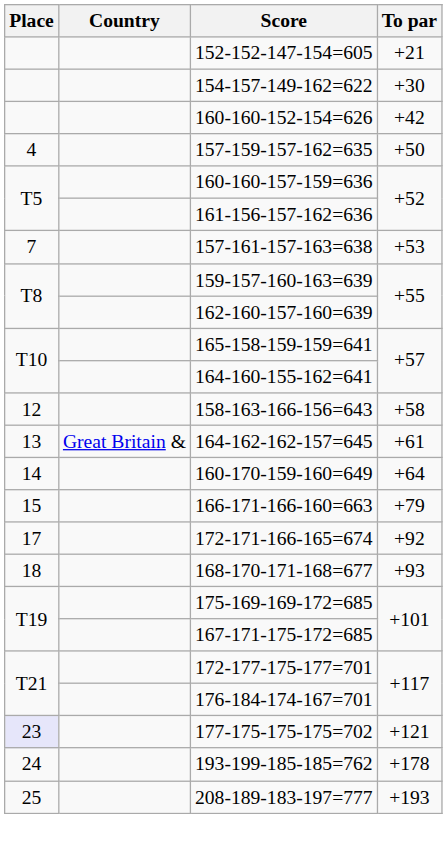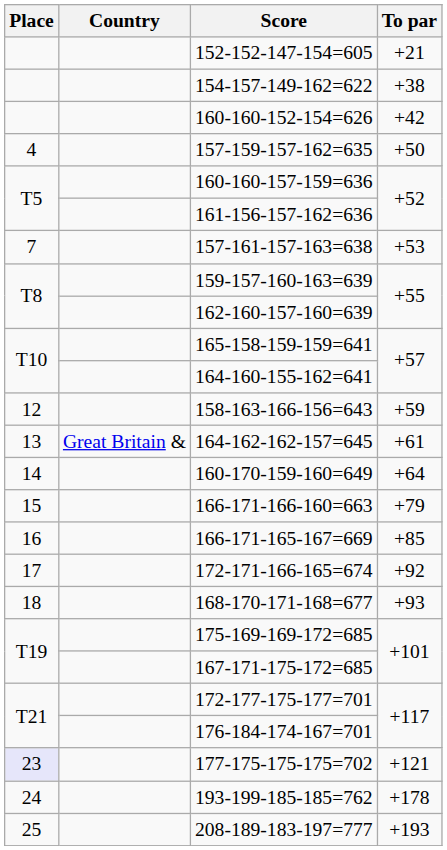(409, 85) +30 -> (409, 85) +38
(409, 408) +58 -> (409, 408) +59
+ row: (284, 538)
